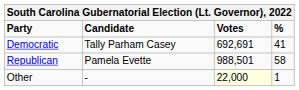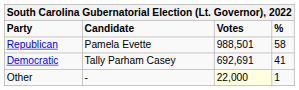rows swapped: (32, 61) <-> (33, 45)
